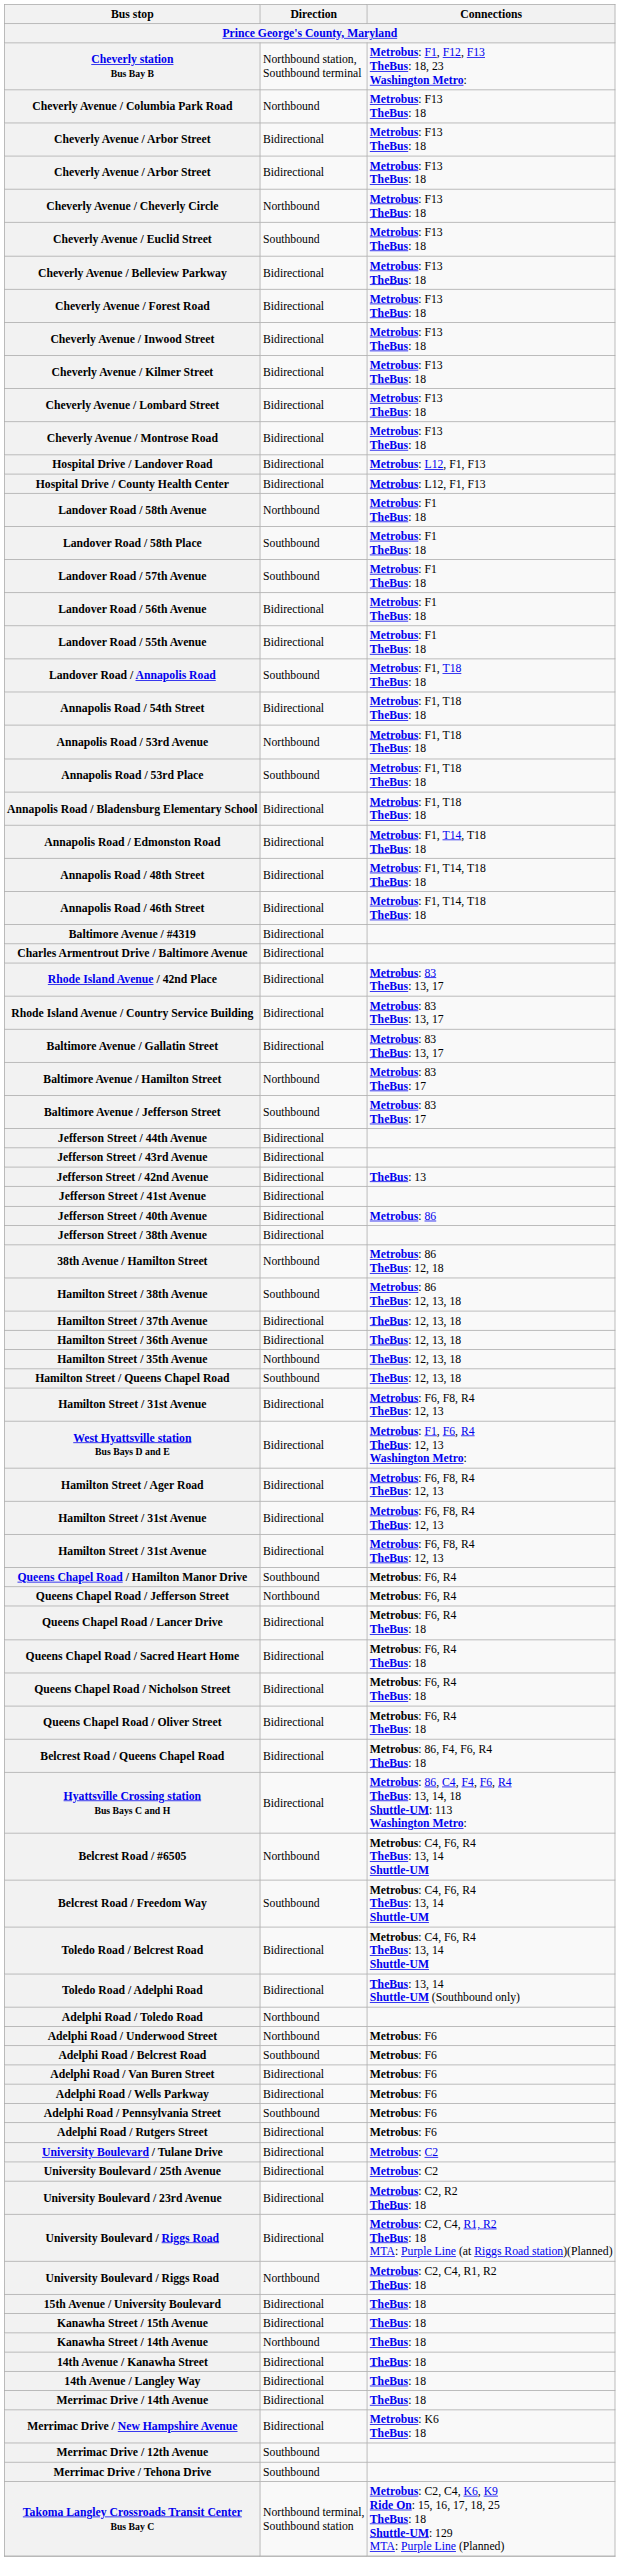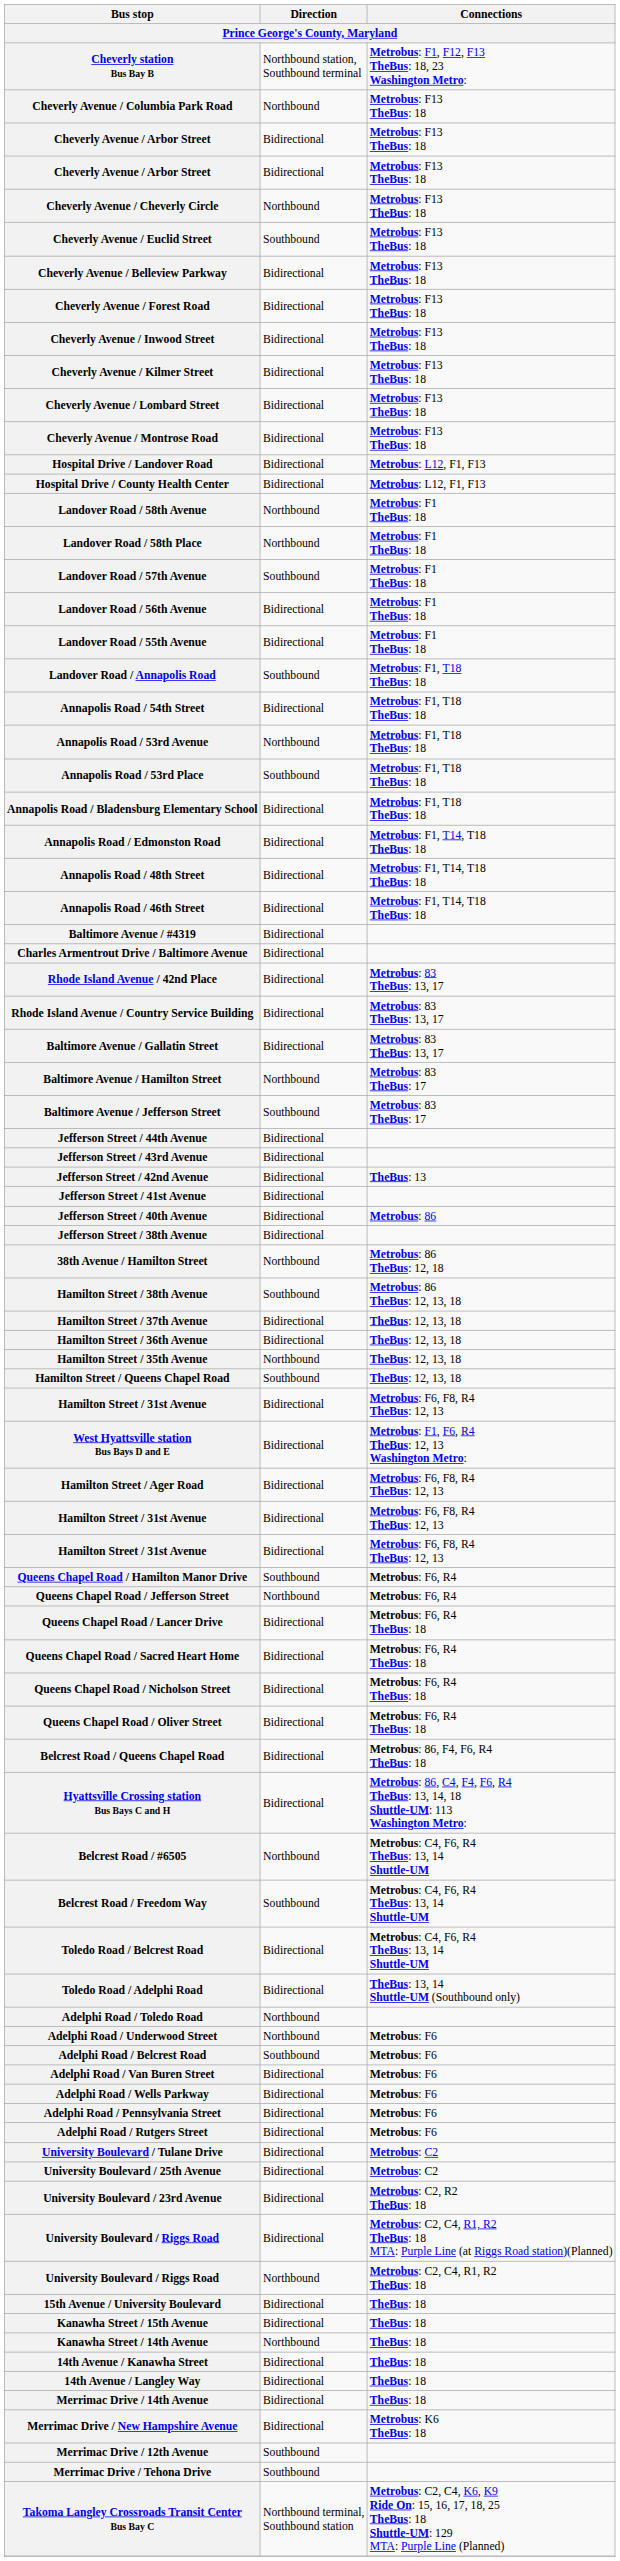(291, 543) Southbound -> (291, 543) Northbound
(291, 2113) Southbound -> (294, 2113) Bidirectional
